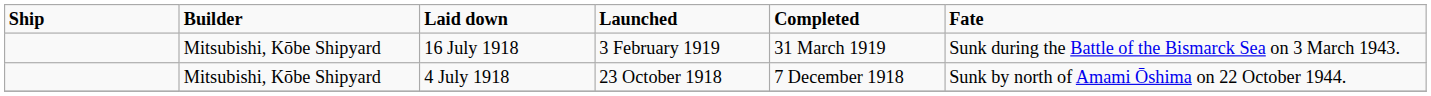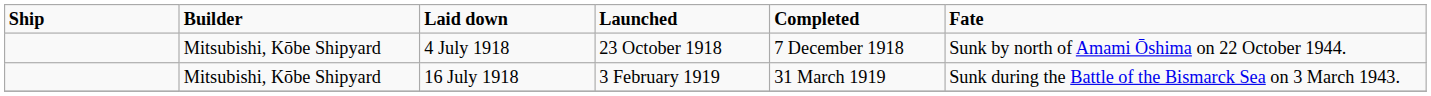rows swapped: (467, 76) <-> (471, 47)
